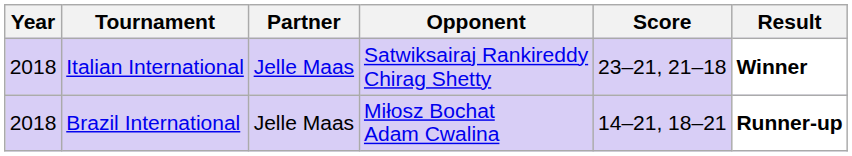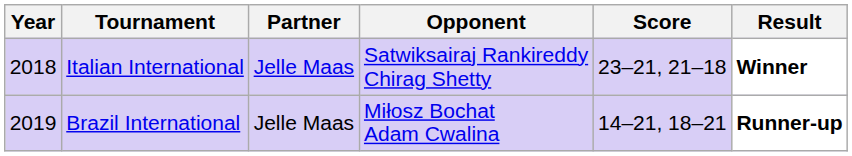(33, 123) 2018 -> (33, 123) 2019
